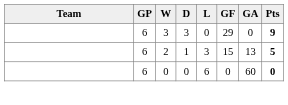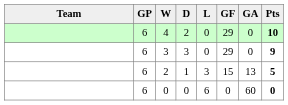+ row: (166, 33)
